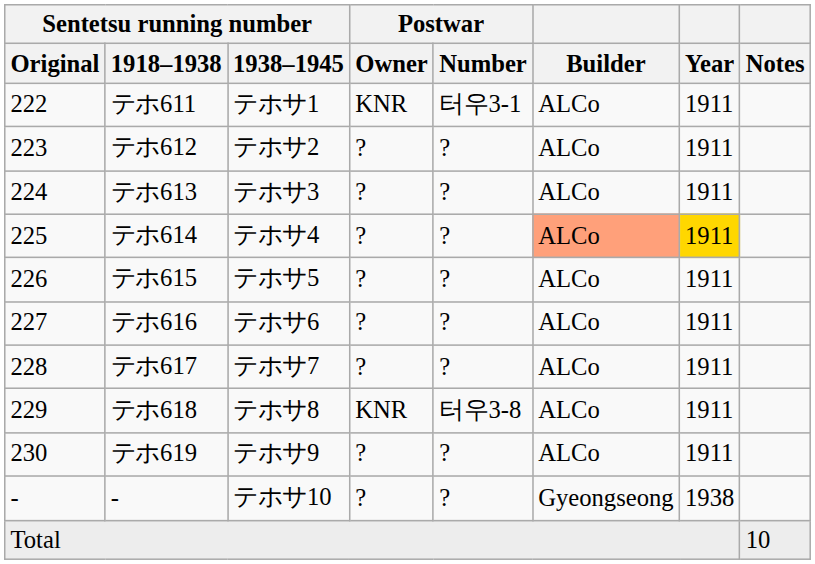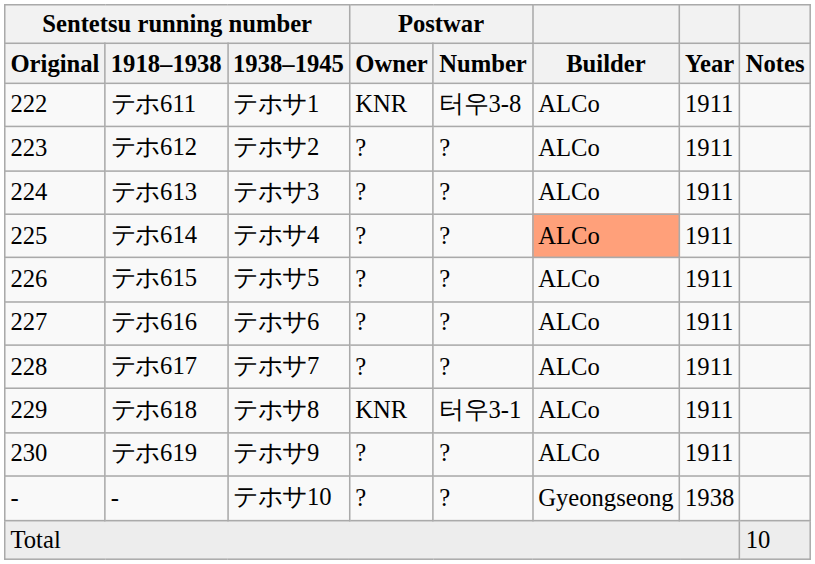(480, 103) 터우3-1 -> (480, 103) 터우3-8
(709, 235) gold background -> (709, 235) no background
(480, 409) 터우3-8 -> (480, 409) 터우3-1
